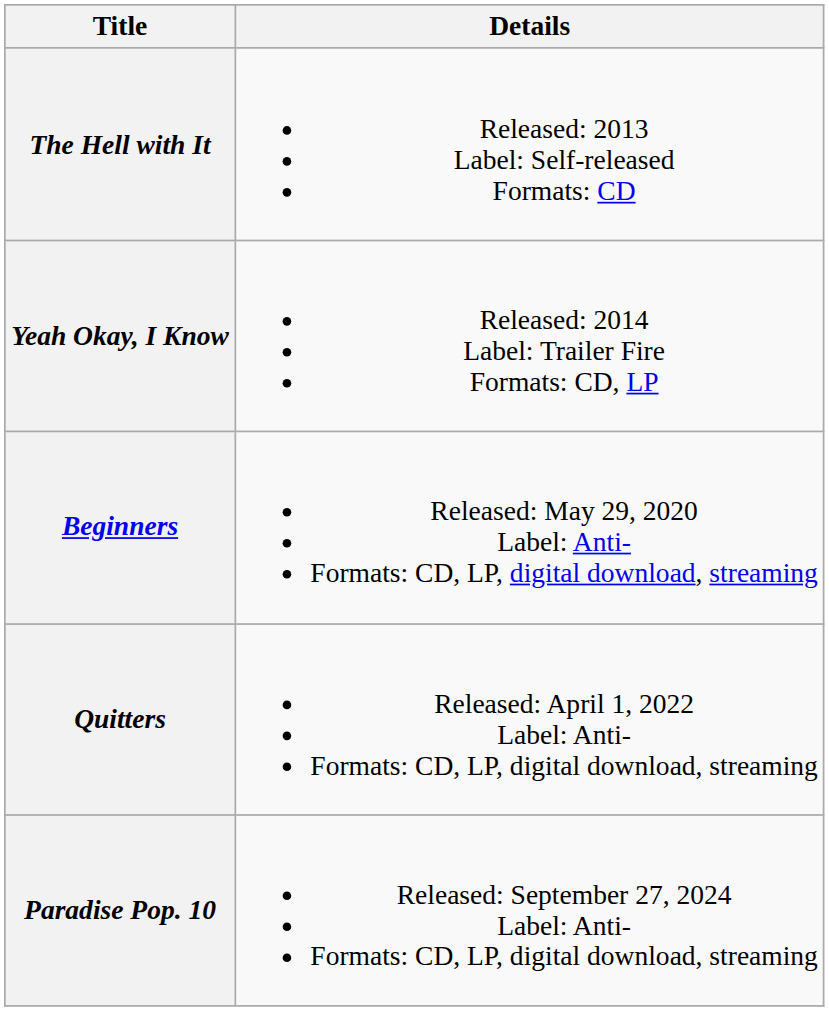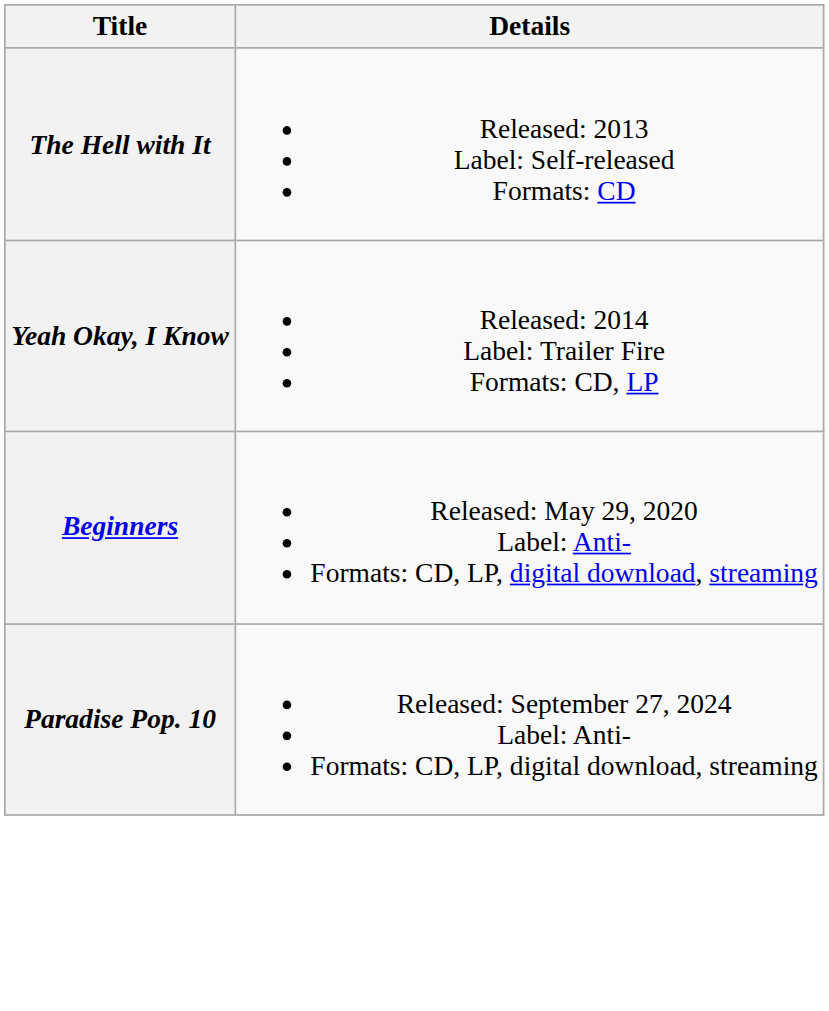- row: (120, 718)
